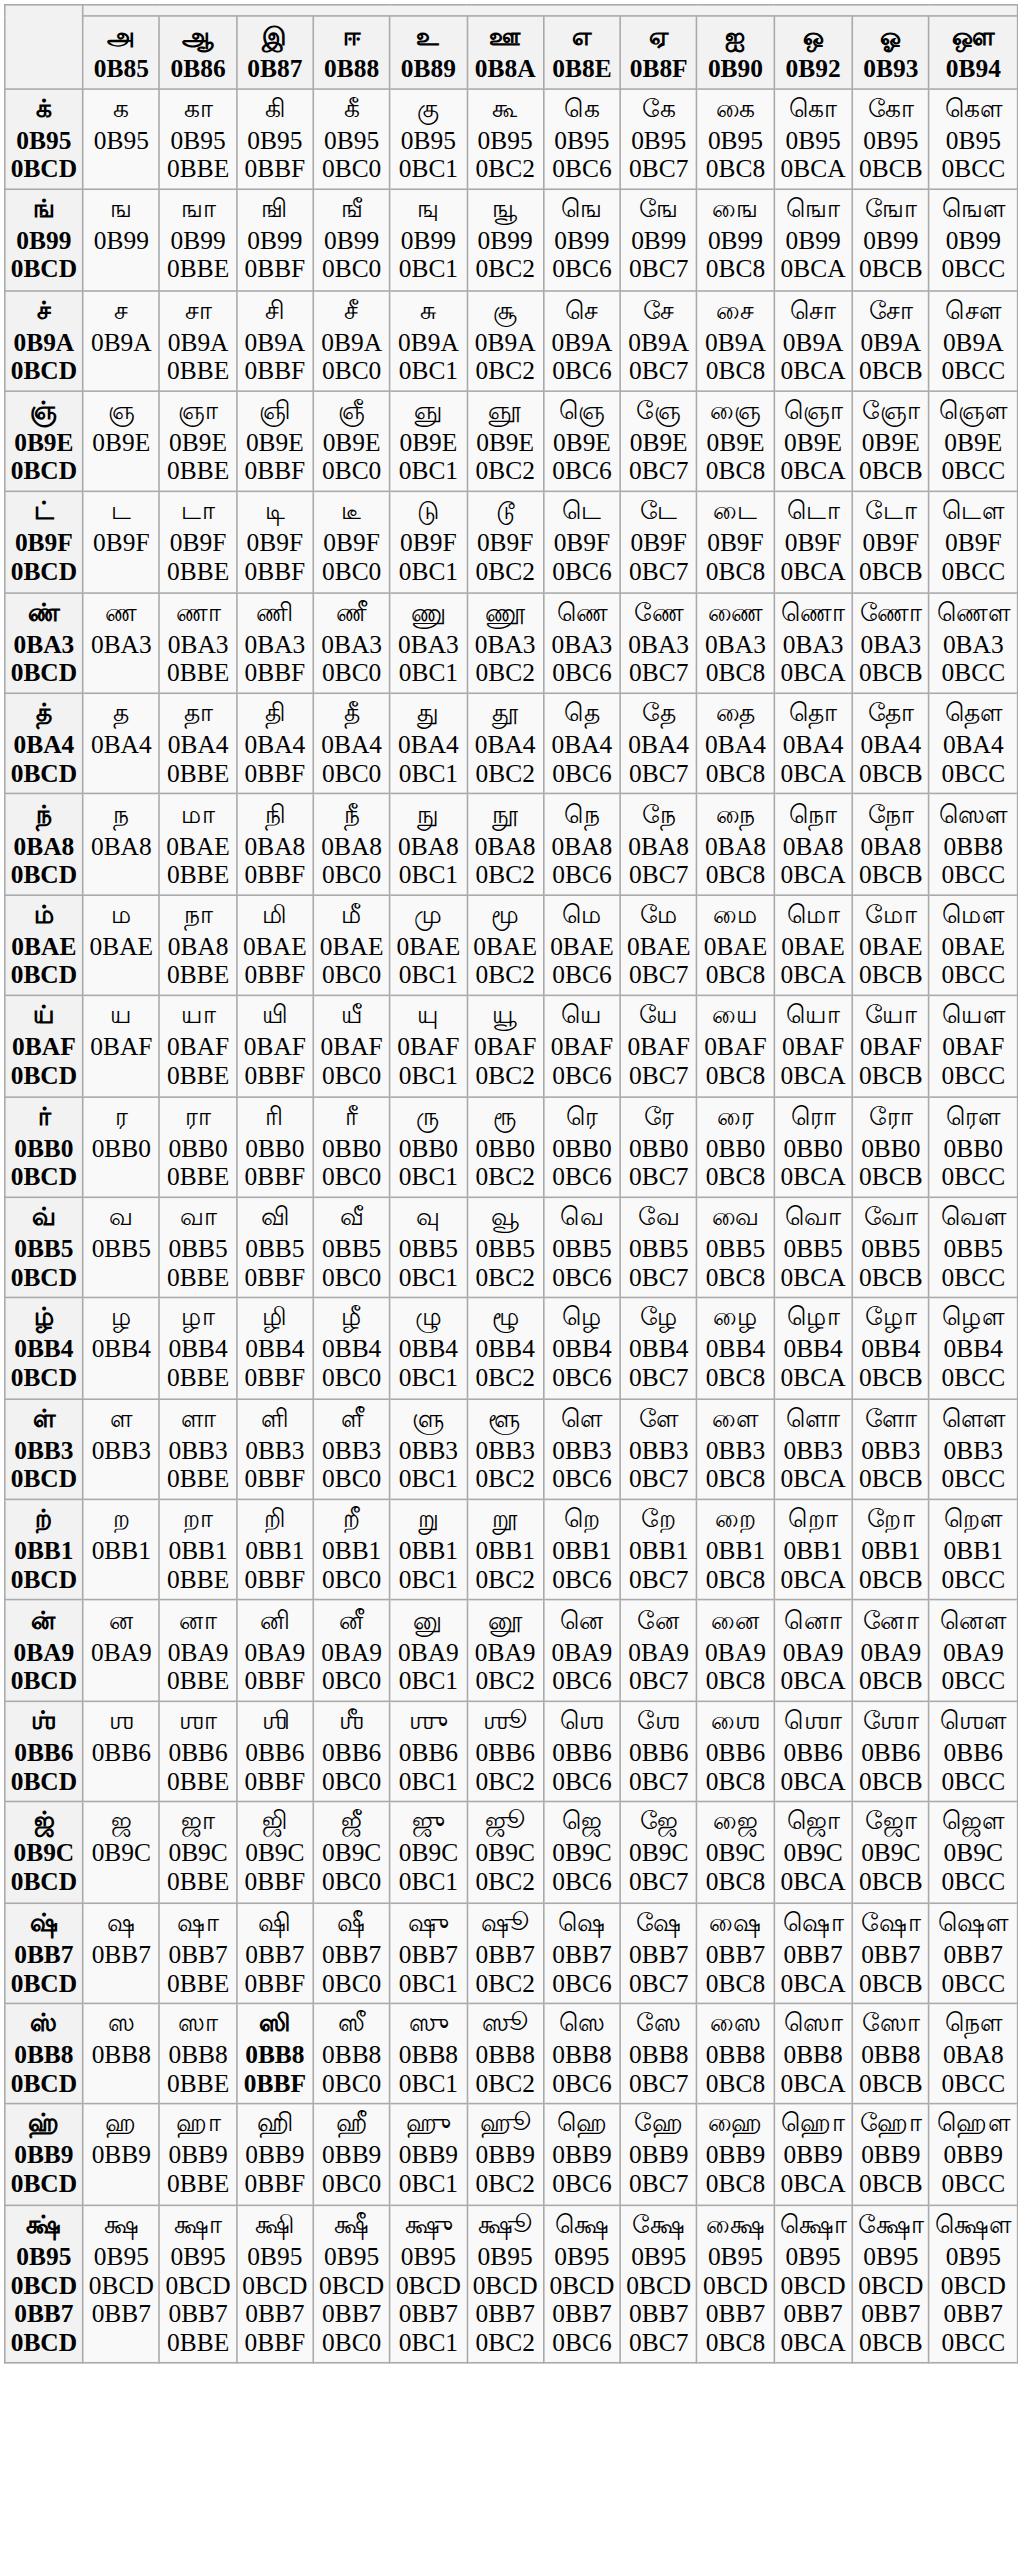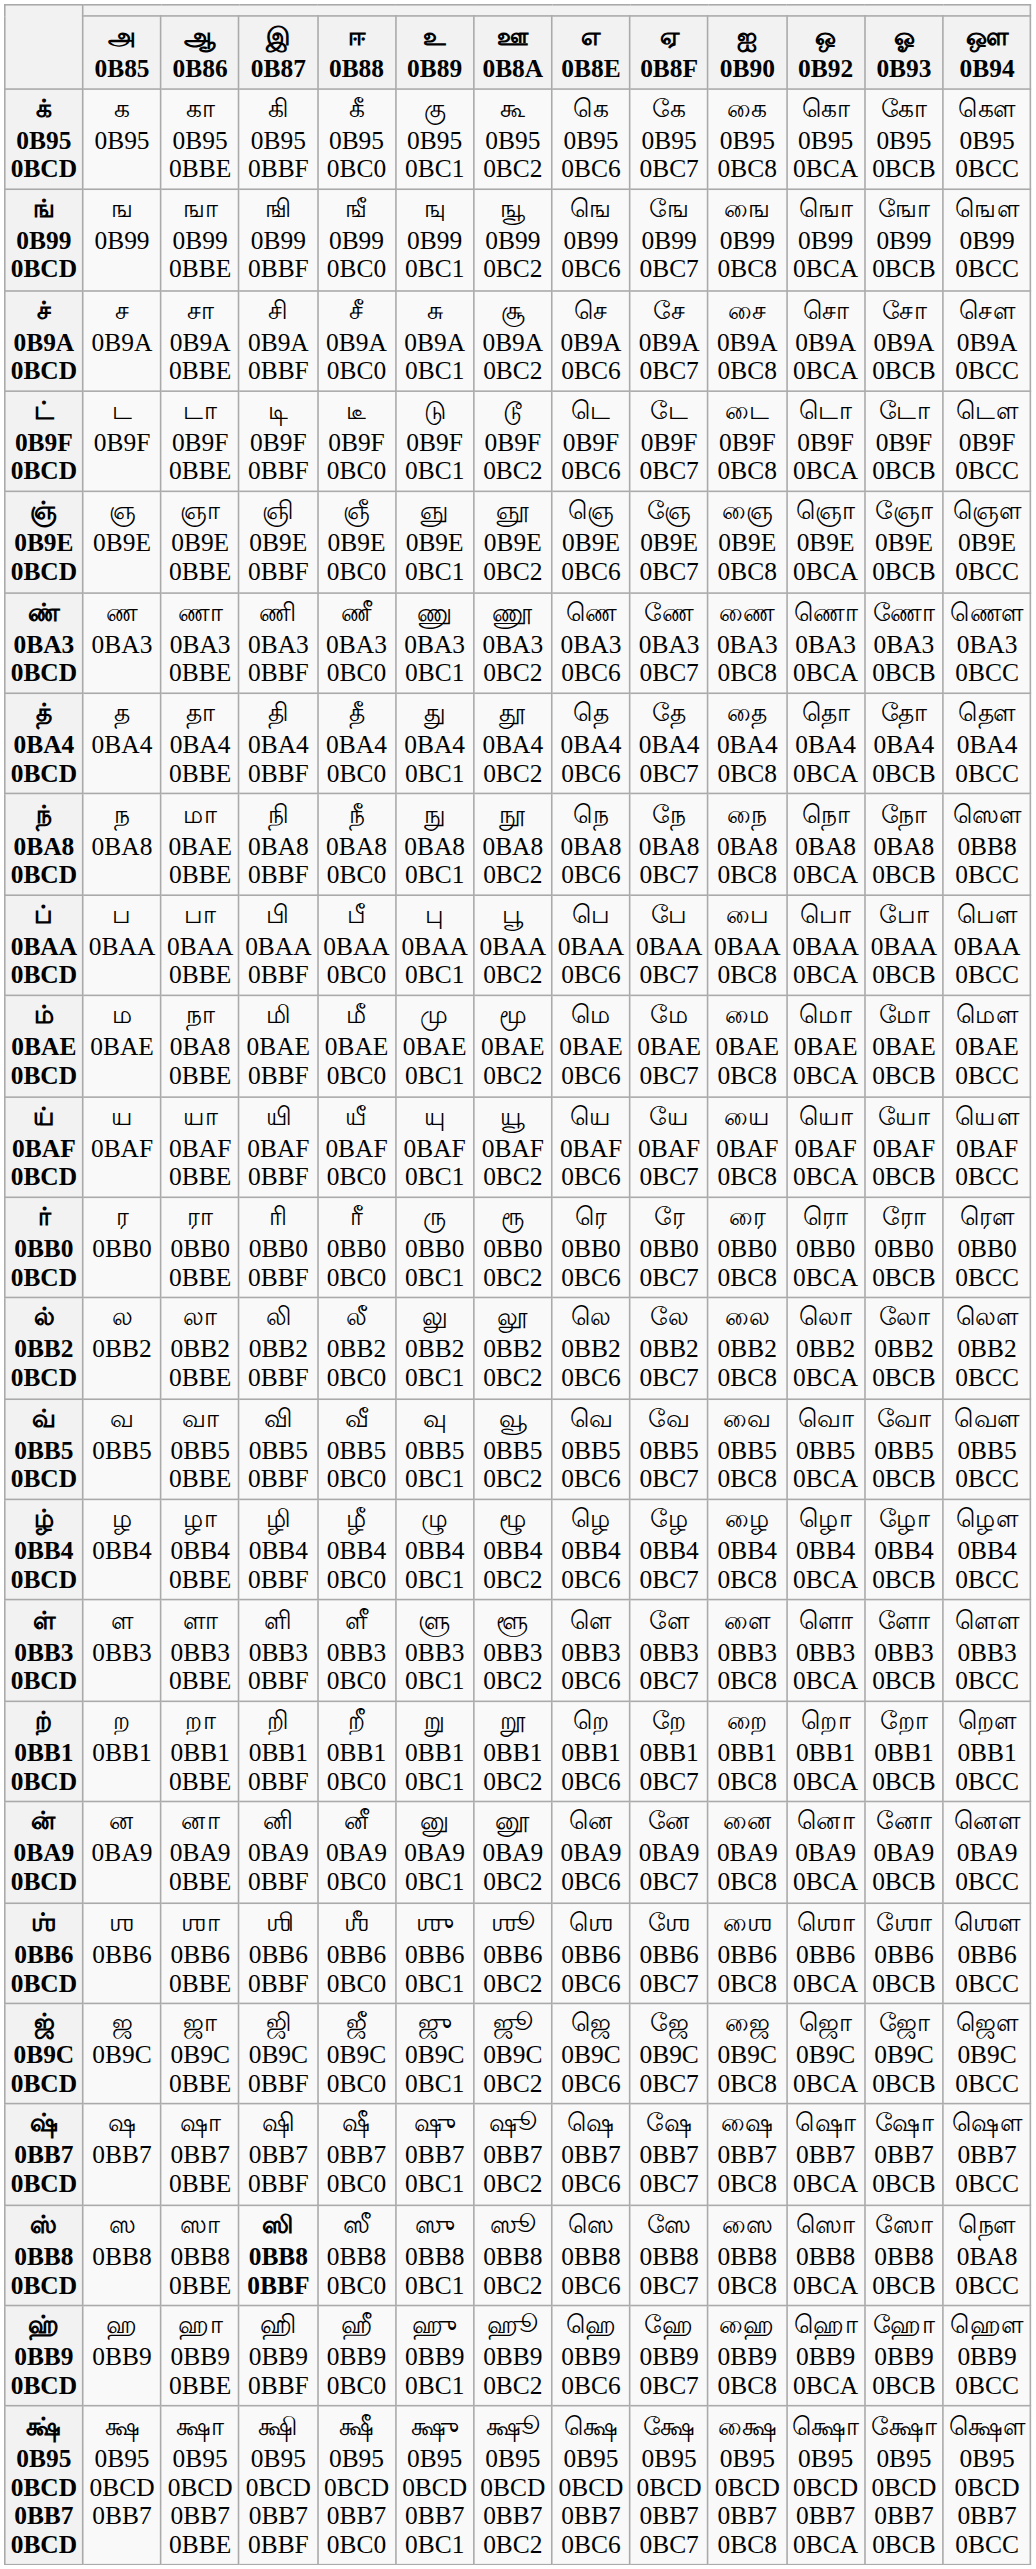rows swapped: (44, 441) <-> (44, 541)
+ row: (44, 944)
+ row: (44, 1347)
